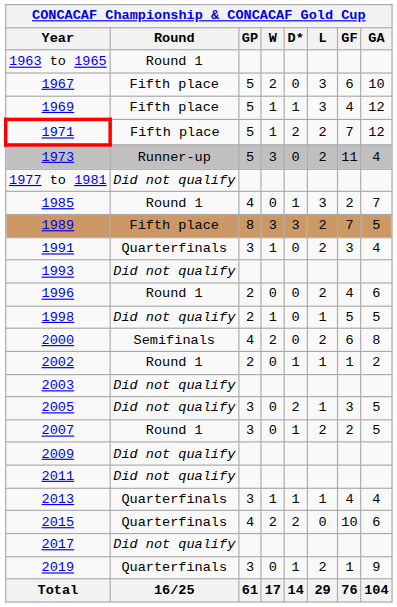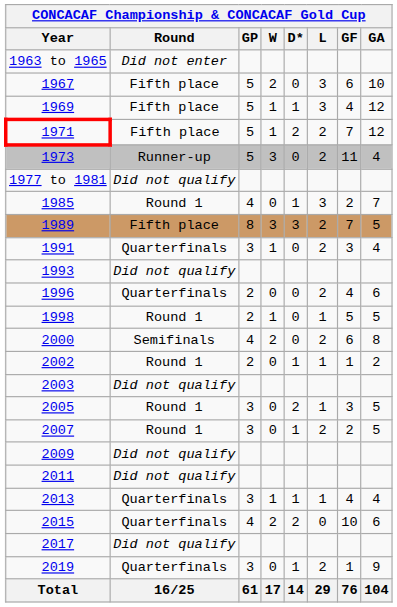(174, 61) Round 1 -> (174, 61) Did not enter
(174, 294) Round 1 -> (174, 294) Quarterfinals
(174, 317) Did not qualify -> (174, 317) Round 1
(174, 408) Did not qualify -> (174, 408) Round 1
